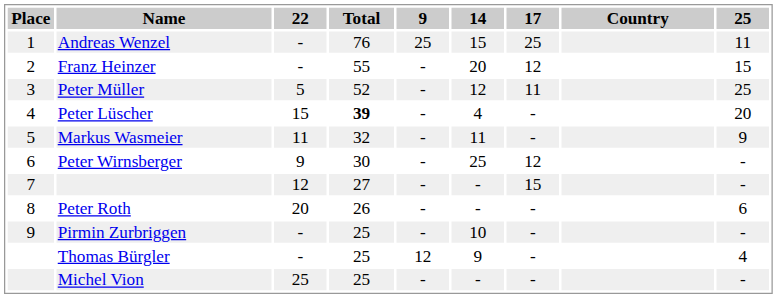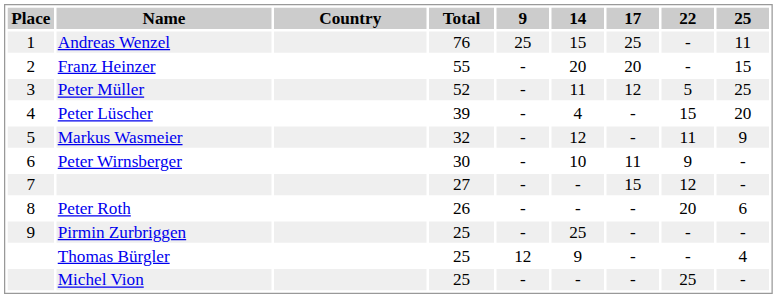columns swapped: (638, 18) <-> (300, 18)
(533, 66) 12 -> (633, 66) 20
(478, 90) 12 -> (578, 90) 11
(533, 90) 11 -> (633, 90) 12
(362, 113) bold -> (462, 113) normal
(478, 137) 11 -> (578, 137) 12
(478, 161) 25 -> (578, 161) 10
(533, 161) 12 -> (633, 161) 11
(478, 232) 10 -> (578, 232) 25
